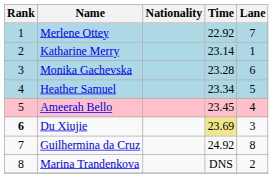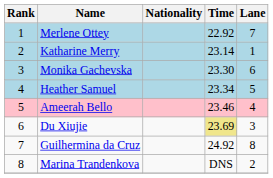(221, 70) 23.28 -> (221, 70) 23.30
(221, 107) 23.45 -> (221, 107) 23.46
(21, 126) bold -> (21, 126) normal
